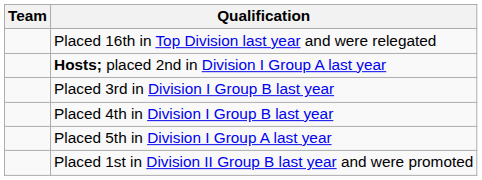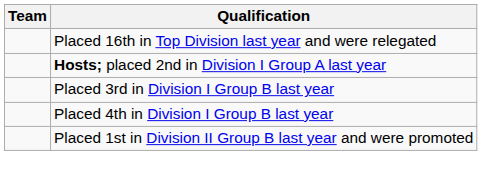- row: (193, 138)
